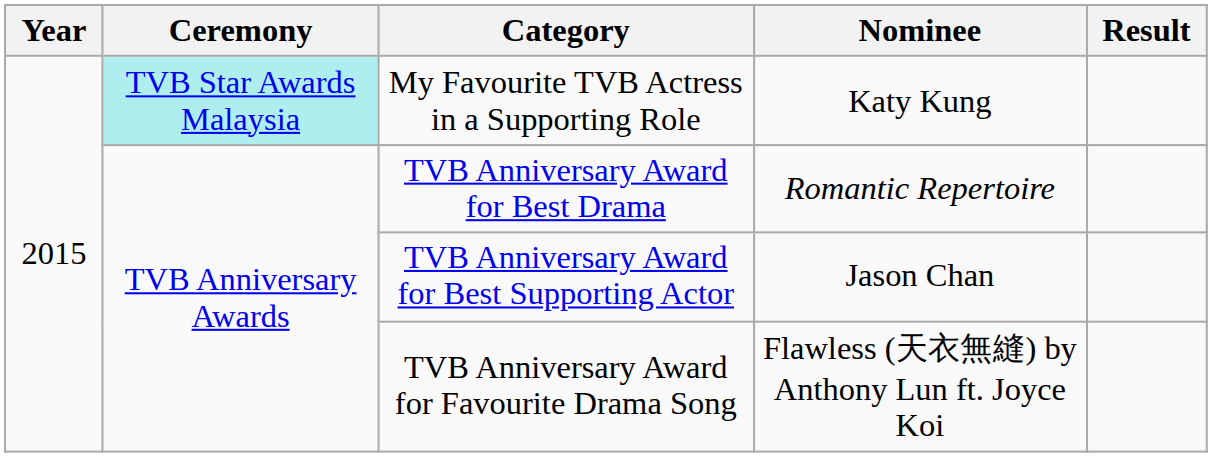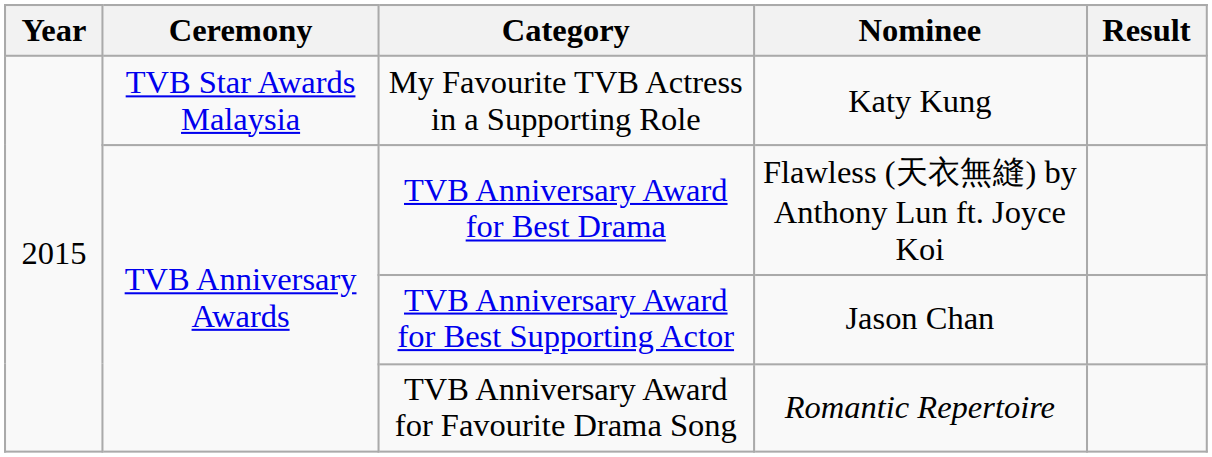(241, 100) paleturquoise background -> (241, 100) no background
(920, 188) Romantic Repertoire -> (920, 210) Flawless (天衣無縫) by Anthony Lun ft. Joyce Koi
(920, 386) Flawless (天衣無縫) by Anthony Lun ft. Joyce Koi -> (920, 406) Romantic Repertoire
